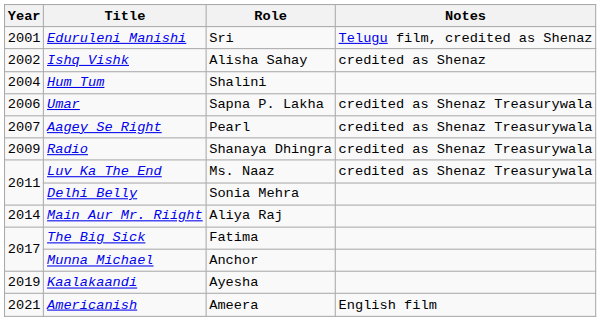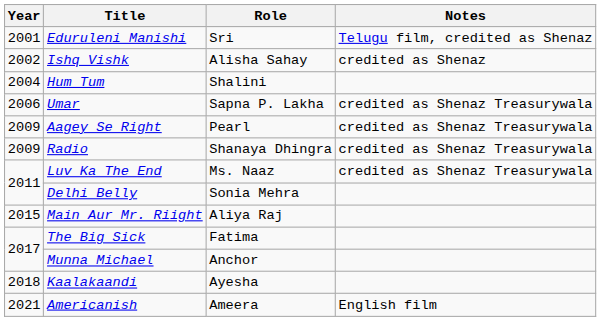(24, 127) 2007 -> (24, 127) 2009
(24, 216) 2014 -> (24, 216) 2015
(24, 283) 2019 -> (24, 283) 2018
